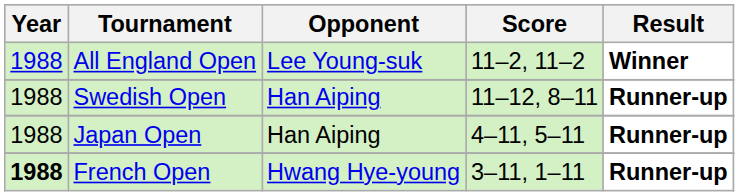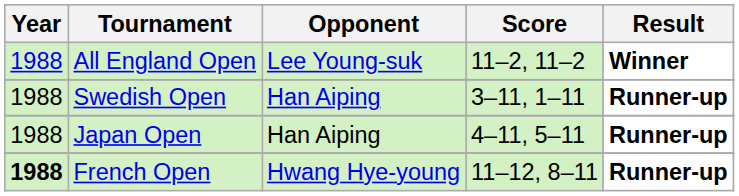(535, 98) 11–12, 8–11 -> (528, 98) 3–11, 1–11
(528, 172) 3–11, 1–11 -> (535, 172) 11–12, 8–11
